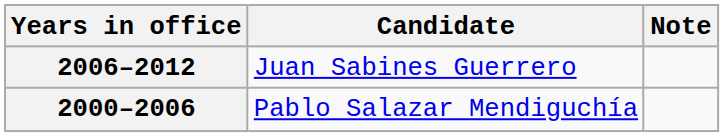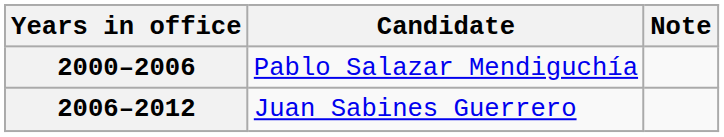rows swapped: (126, 109) <-> (126, 68)
